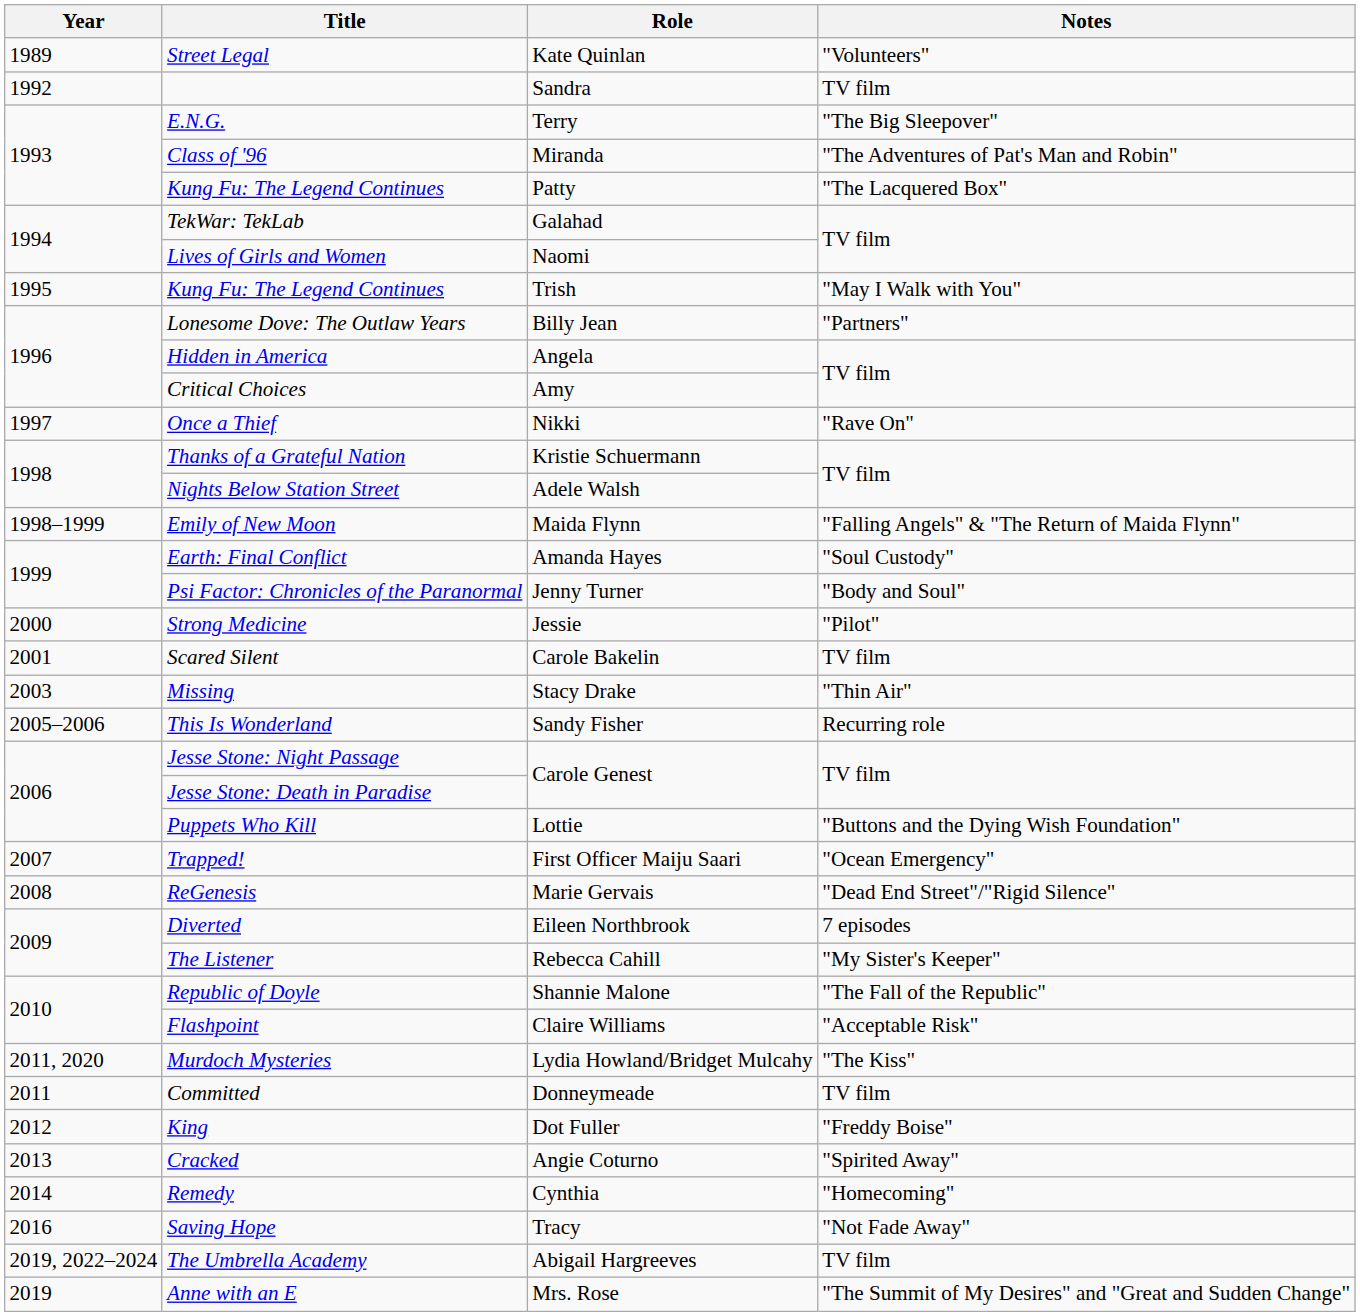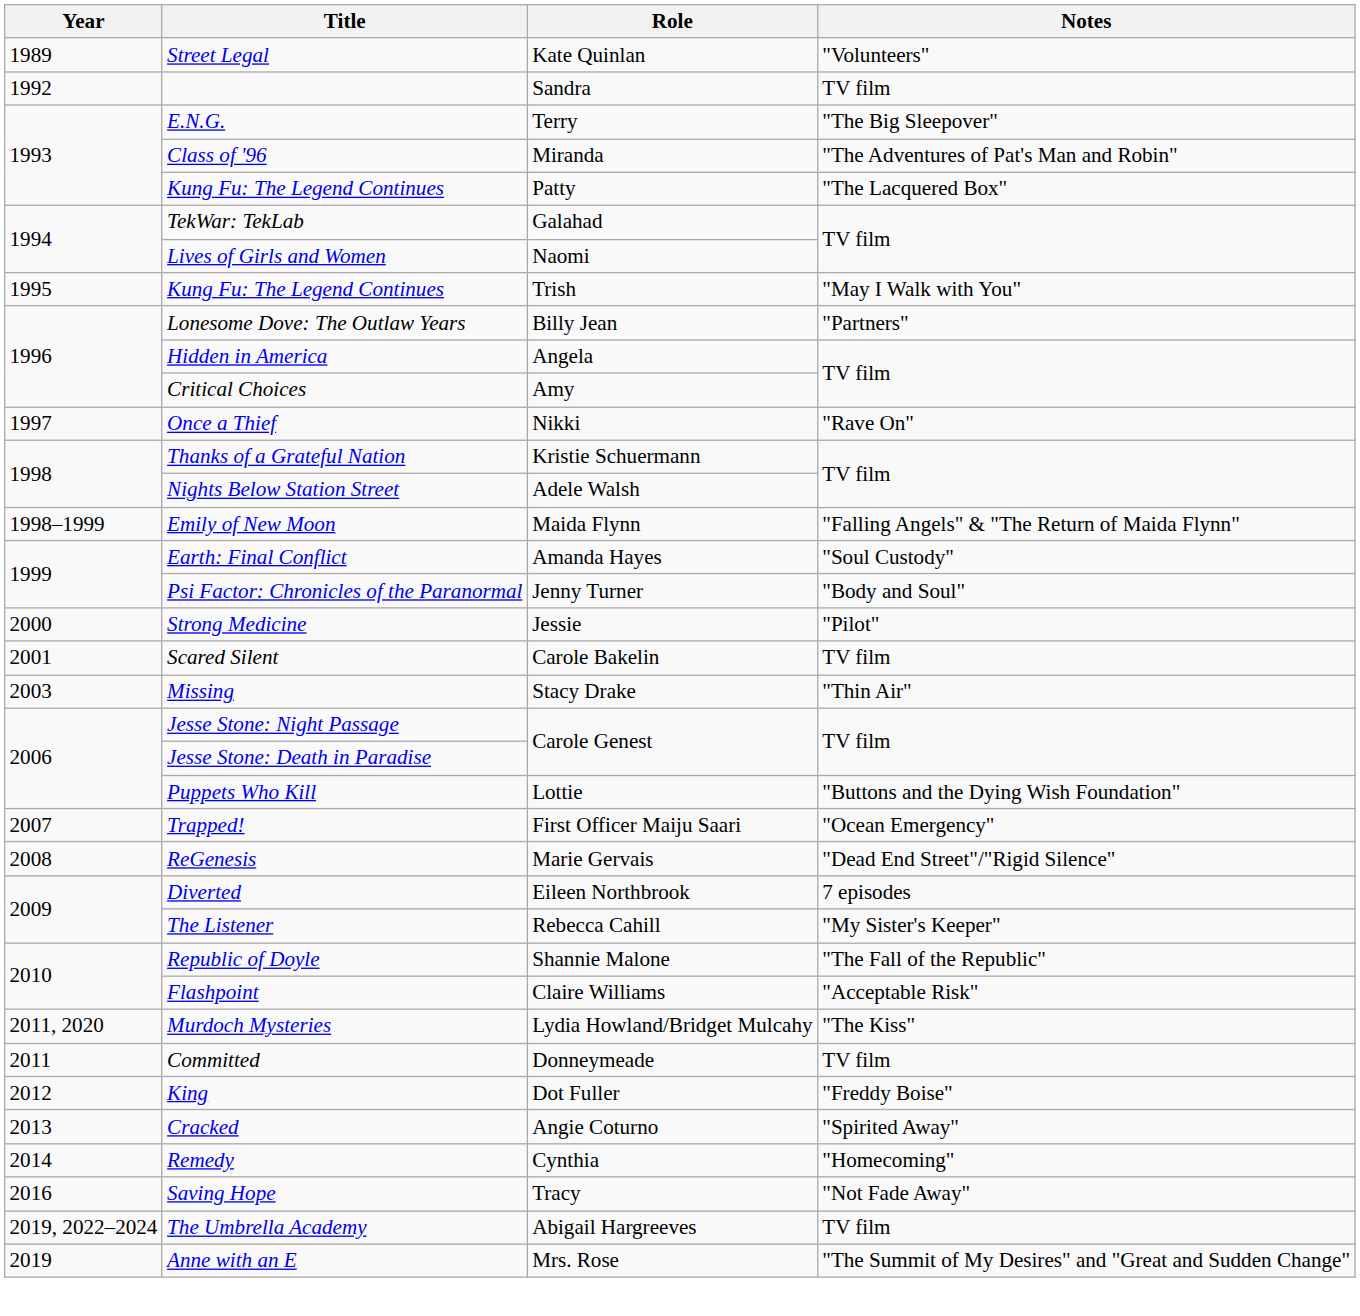- row: (249, 724)
